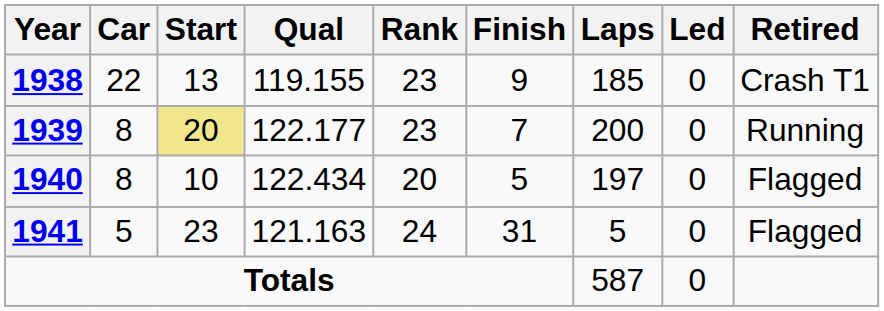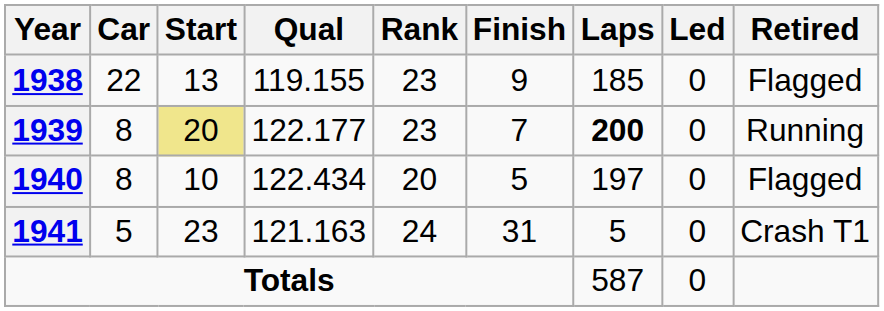(805, 79) Crash T1 -> (805, 79) Flagged
(618, 130) normal -> (618, 130) bold
(805, 230) Flagged -> (805, 230) Crash T1
